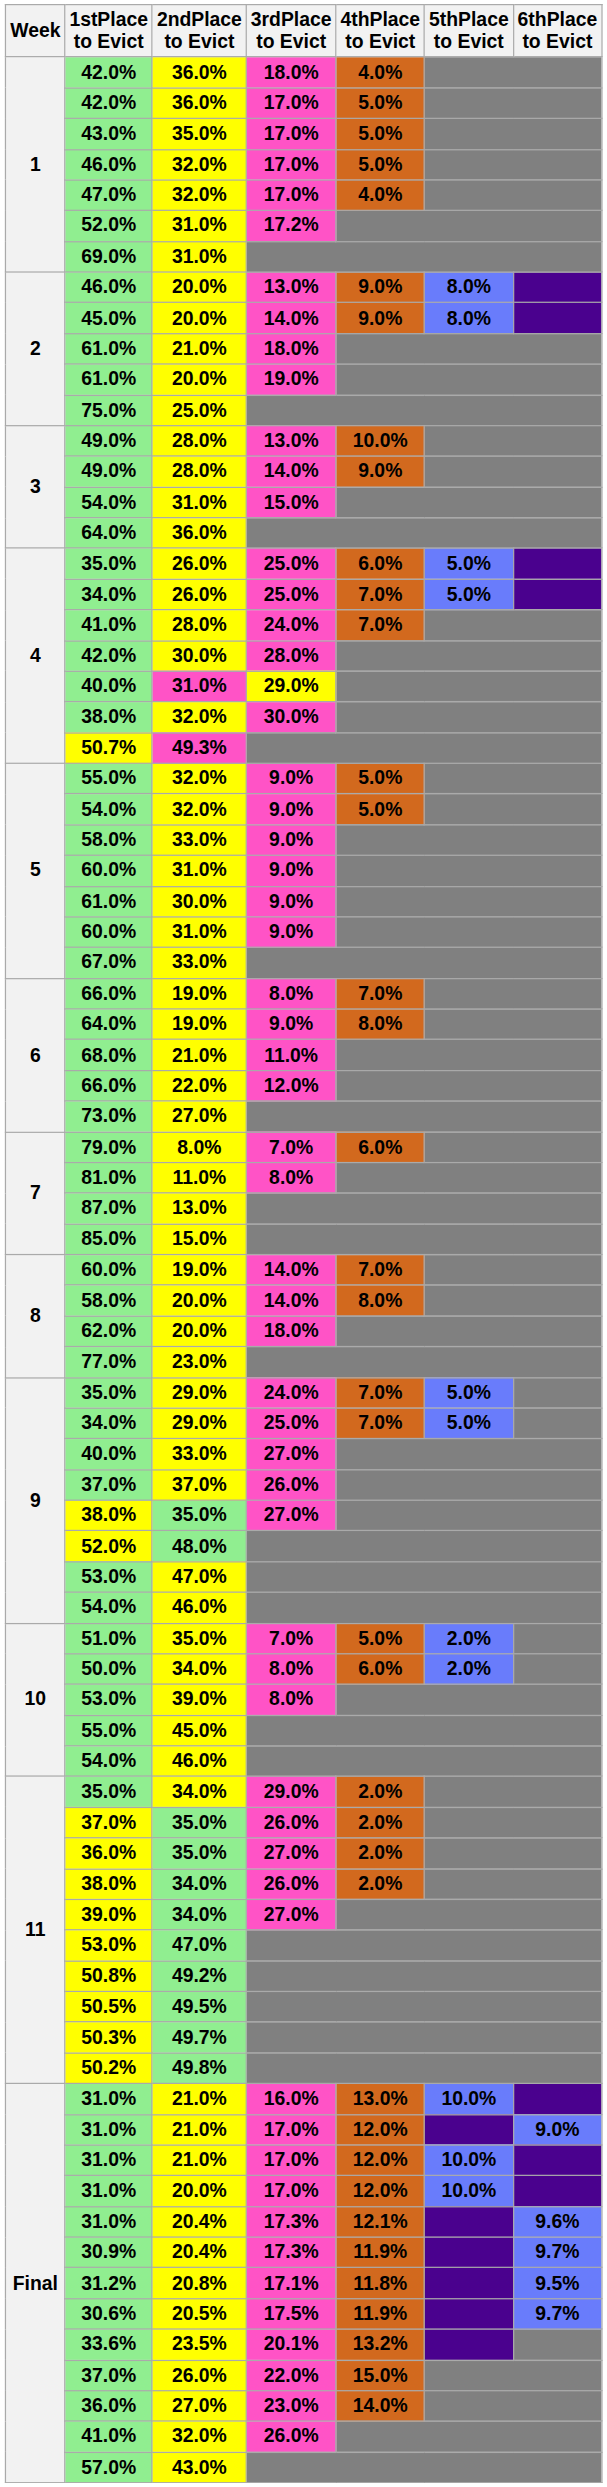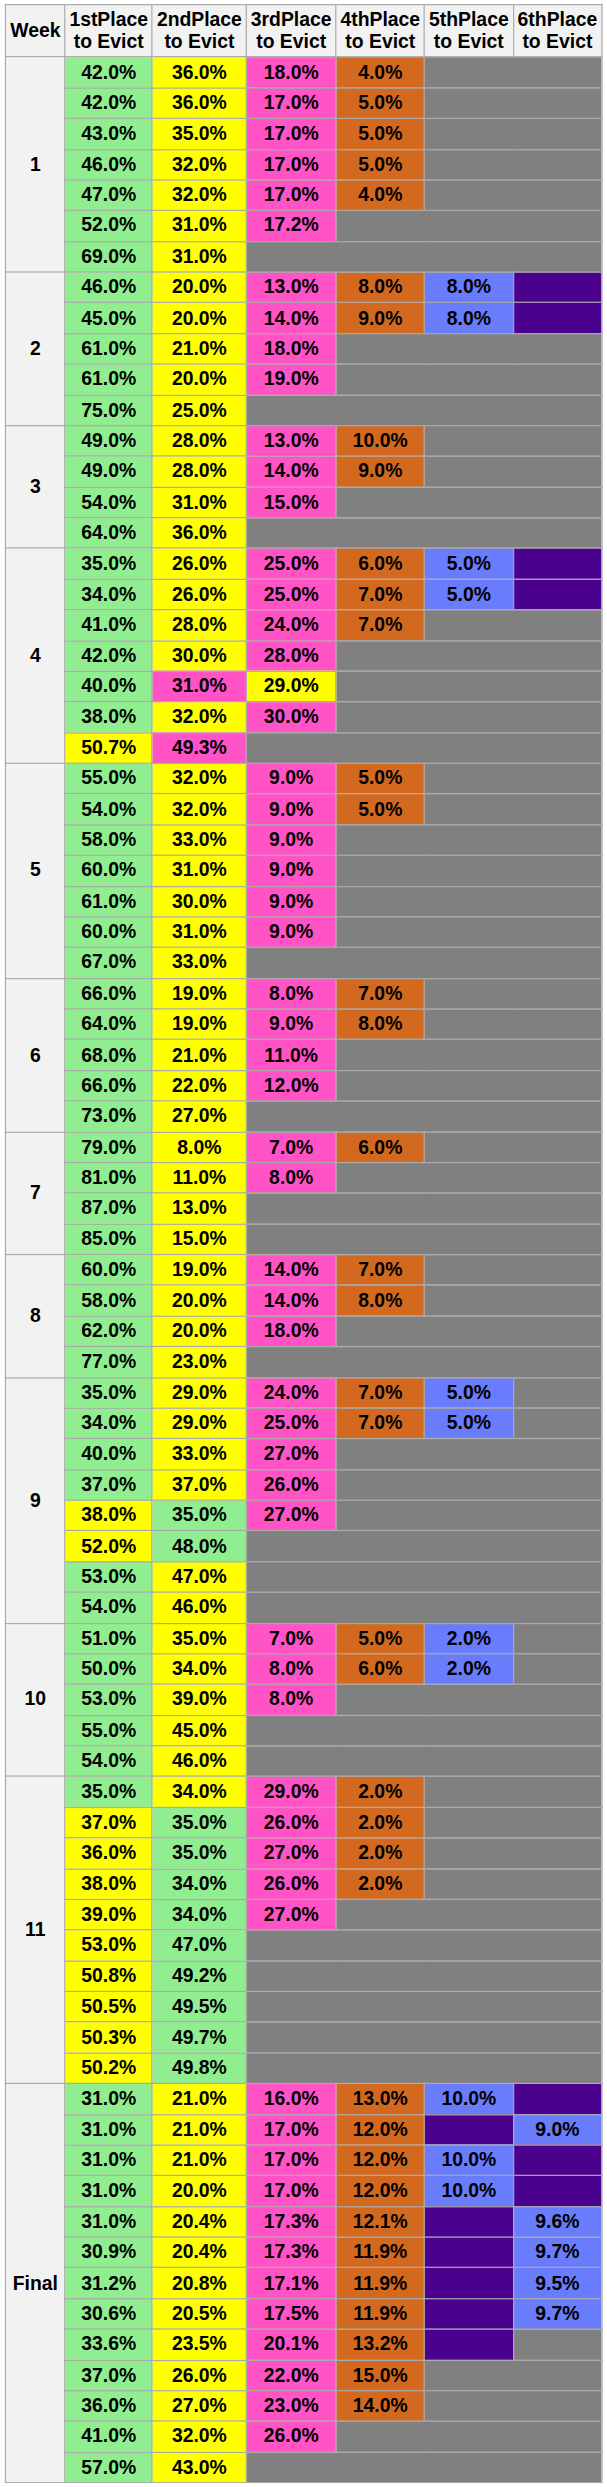(380, 287) 9.0% -> (380, 287) 8.0%
(380, 2283) 11.8% -> (380, 2283) 11.9%
